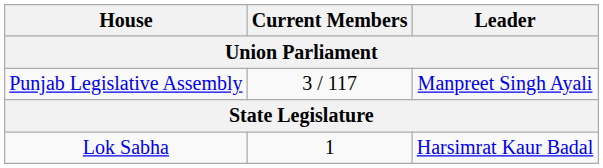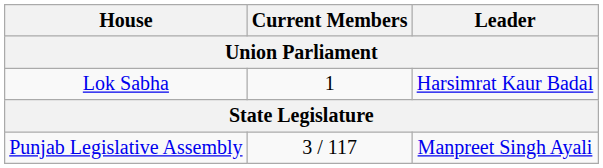rows swapped: (126, 147) <-> (126, 83)
